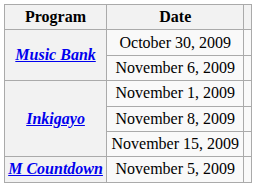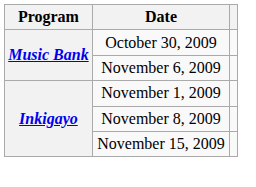- row: (175, 169)
